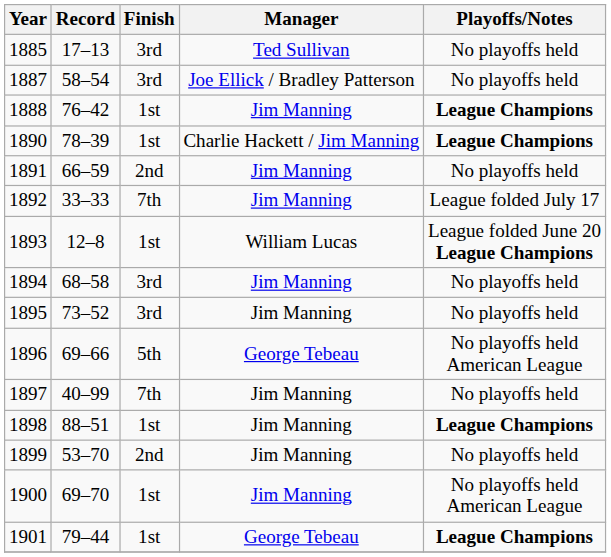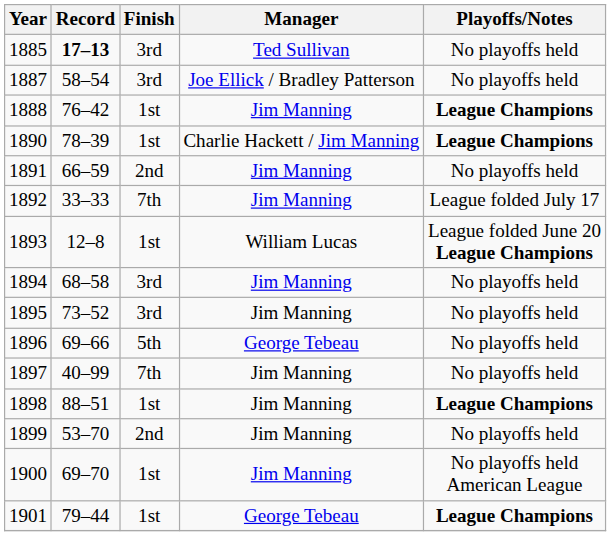(85, 49) normal -> (85, 49) bold
(514, 353) No playoffs held American League -> (514, 342) No playoffs held
